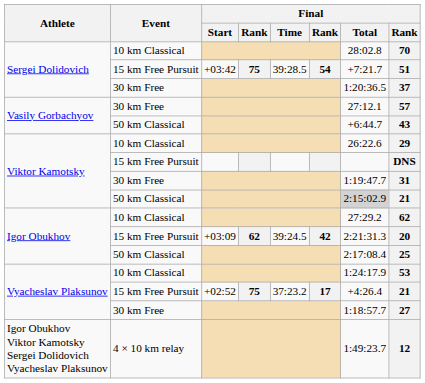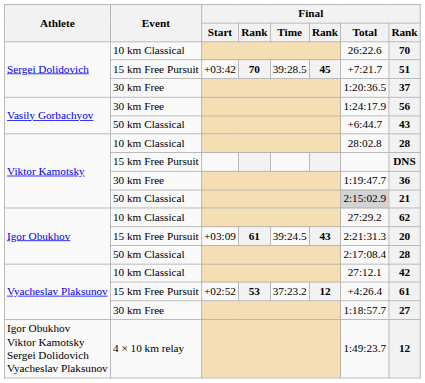(365, 51) 28:02.8 -> (365, 51) 26:22.6
(254, 69) 75 -> (254, 69) 70
(325, 69) 54 -> (325, 69) 45
(365, 106) 27:12.1 -> (365, 106) 1:24:17.9
(404, 106) 57 -> (404, 106) 56
(365, 143) 26:22.6 -> (365, 143) 28:02.8
(404, 143) 29 -> (404, 143) 28
(404, 180) 31 -> (404, 180) 36
(254, 236) 62 -> (254, 236) 61
(325, 236) 42 -> (325, 236) 43
(404, 254) 25 -> (404, 254) 28
(365, 273) 1:24:17.9 -> (365, 273) 27:12.1
(404, 273) 53 -> (404, 273) 42
(254, 292) 75 -> (254, 292) 53
(325, 292) 17 -> (325, 292) 12
(404, 292) 21 -> (404, 292) 61
